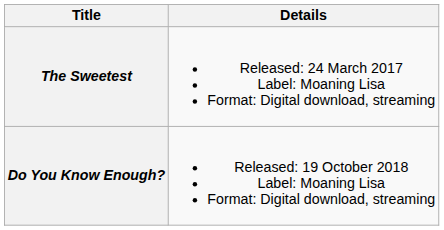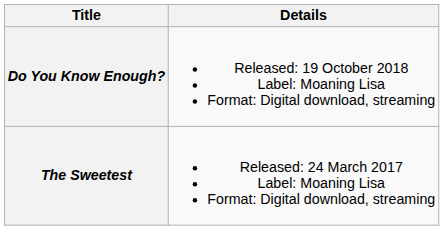rows swapped: (86, 76) <-> (86, 175)
